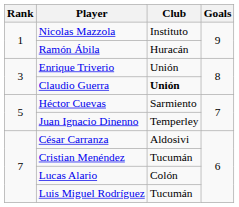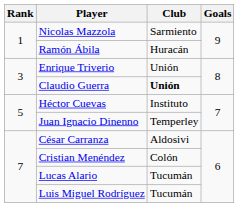(169, 31) Instituto -> (173, 31) Sarmiento
(173, 103) Sarmiento -> (169, 103) Instituto
(171, 157) Tucumán -> (164, 157) Colón
(164, 175) Colón -> (171, 175) Tucumán
